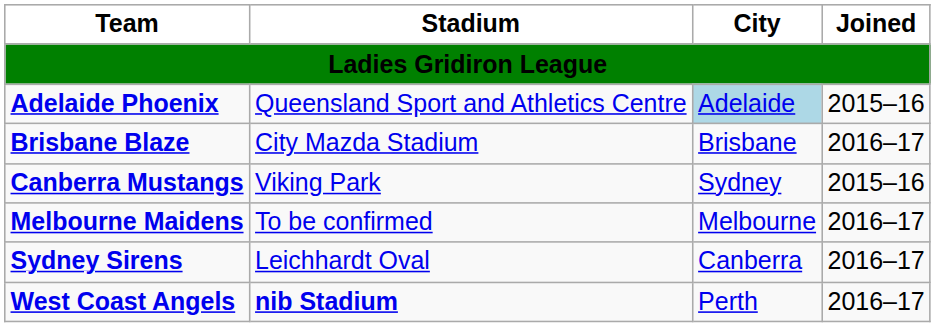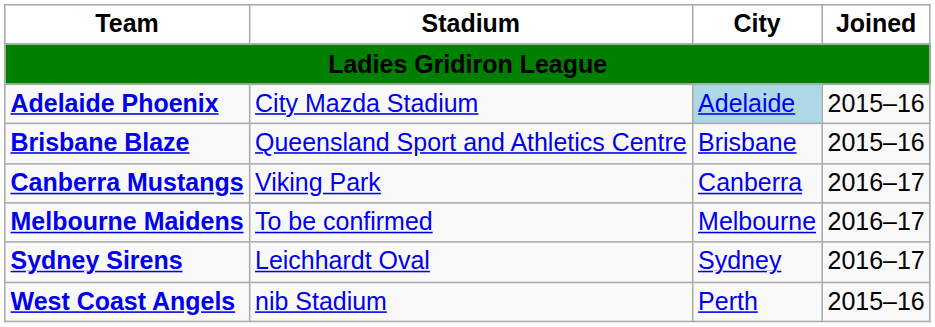(471, 103) Queensland Sport and Athletics Centre -> (367, 103) City Mazda Stadium
(367, 143) City Mazda Stadium -> (471, 143) Queensland Sport and Athletics Centre
(876, 143) 2016–17 -> (876, 143) 2015–16
(740, 182) Sydney -> (750, 182) Canberra
(876, 182) 2015–16 -> (876, 182) 2016–17
(750, 261) Canberra -> (740, 261) Sydney
(326, 301) bold -> (321, 301) normal
(876, 301) 2016–17 -> (876, 301) 2015–16
